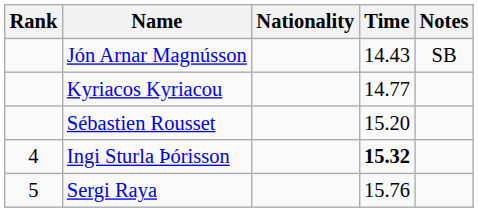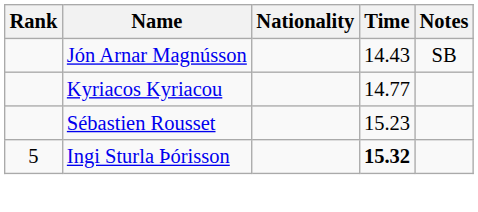(387, 123) 15.20 -> (387, 123) 15.23
(33, 156) 4 -> (33, 156) 5
- row: (112, 190)
